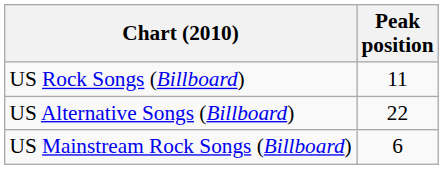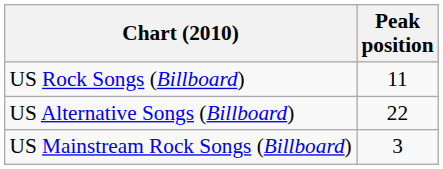(398, 146) 6 -> (398, 146) 3
